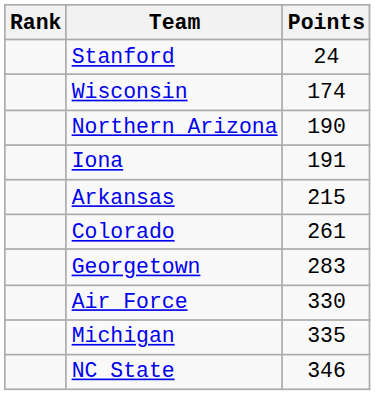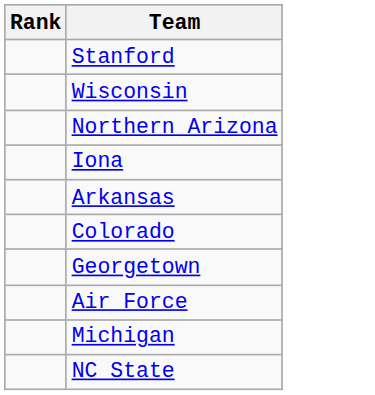- column: (326, 22)
